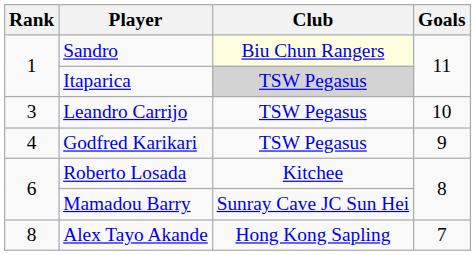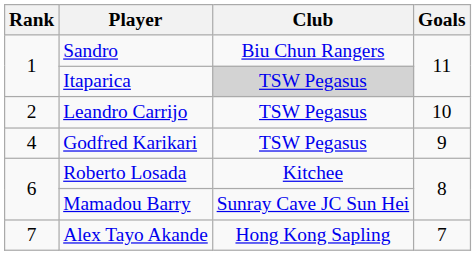(313, 50) lightyellow background -> (313, 50) no background
(32, 111) 3 -> (32, 111) 2
(32, 234) 8 -> (32, 234) 7
